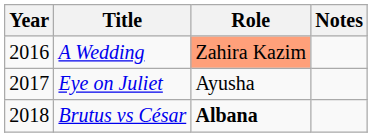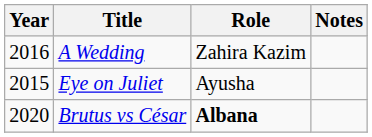(251, 52) lightsalmon background -> (251, 52) no background
(29, 83) 2017 -> (29, 83) 2015
(29, 115) 2018 -> (29, 115) 2020
